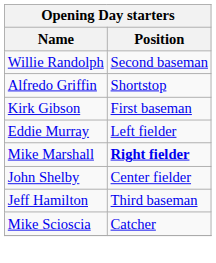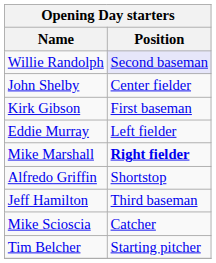(159, 62) no background -> (159, 62) lavender background
rows swapped: (52, 85) <-> (44, 177)
+ row: (44, 246)
